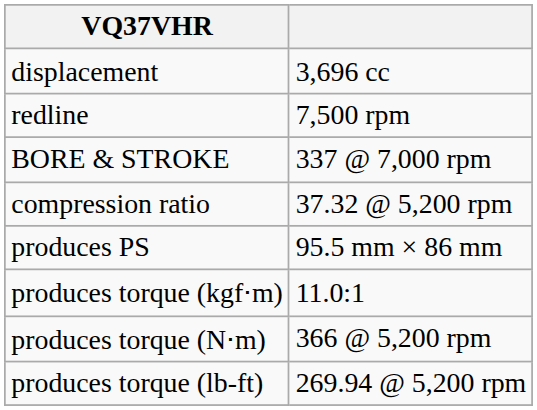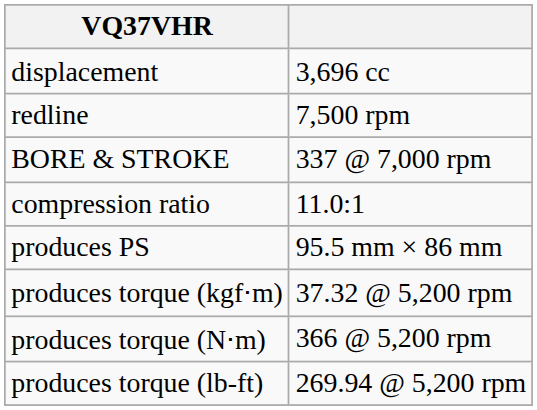(404, 203) 37.32 @ 5,200 rpm -> (330, 203) 11.0:1
(330, 292) 11.0:1 -> (404, 292) 37.32 @ 5,200 rpm
